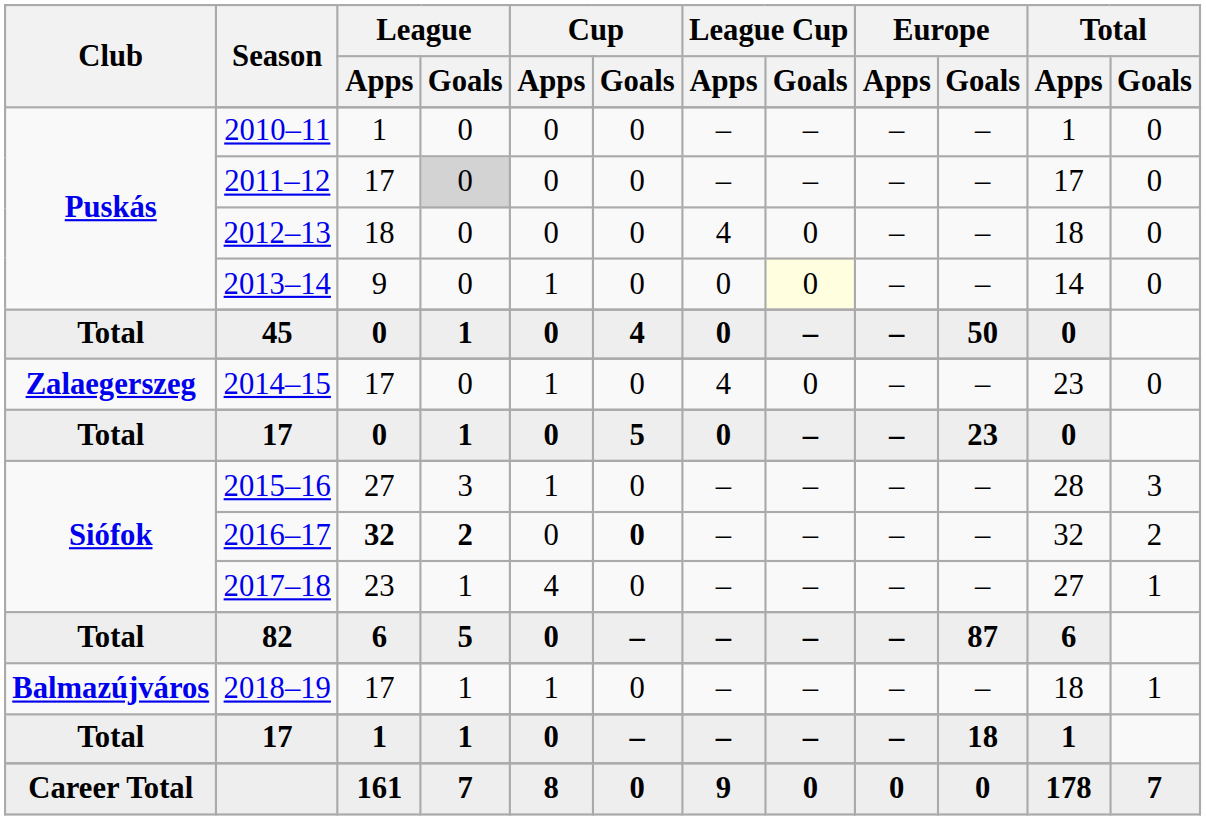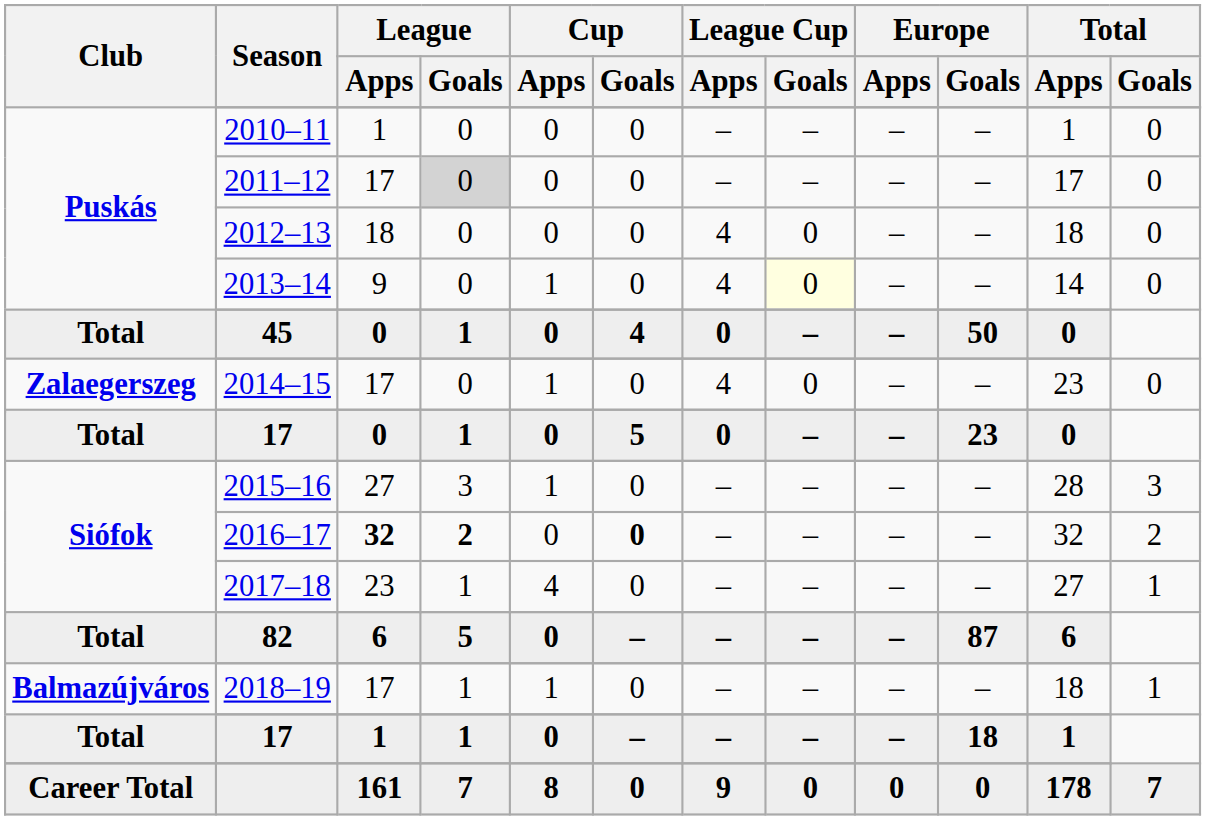(724, 283) 0 -> (724, 283) 4
